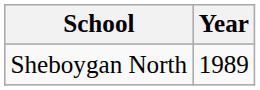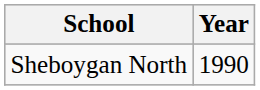(224, 64) 1989 -> (224, 64) 1990
